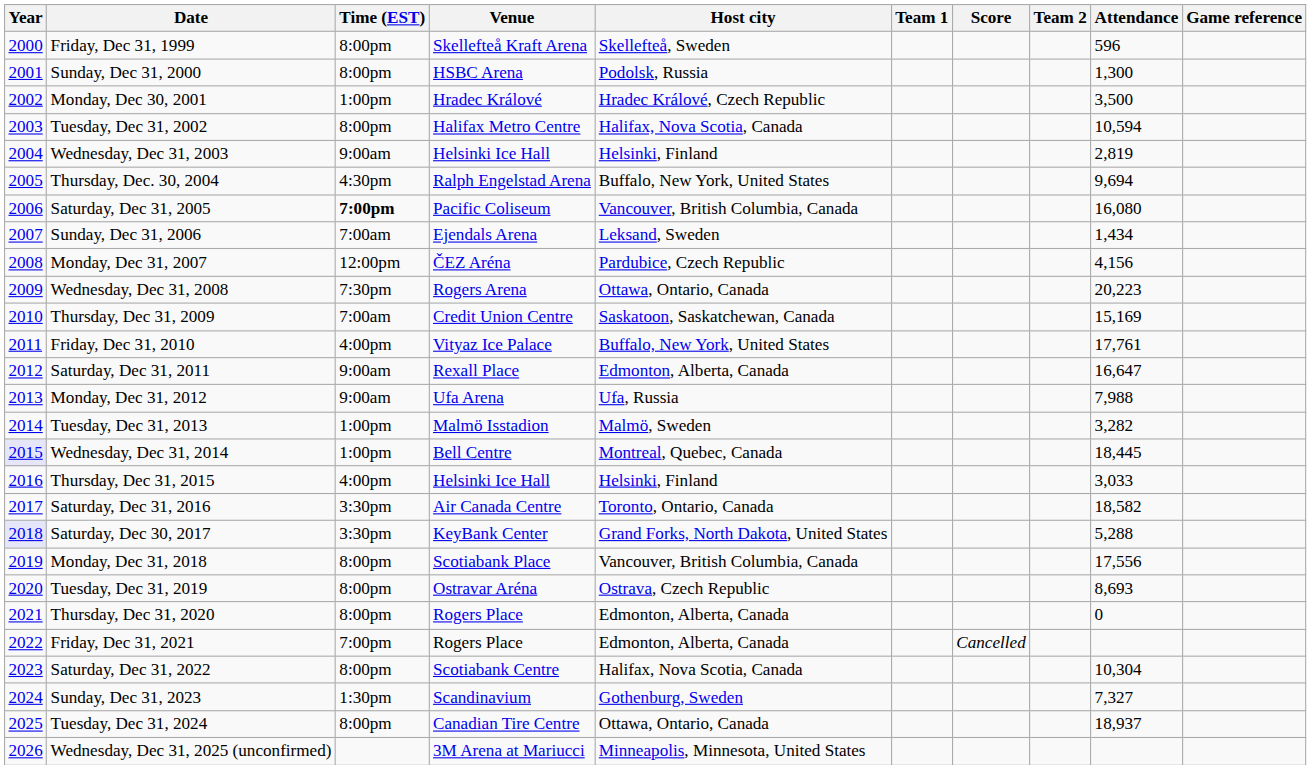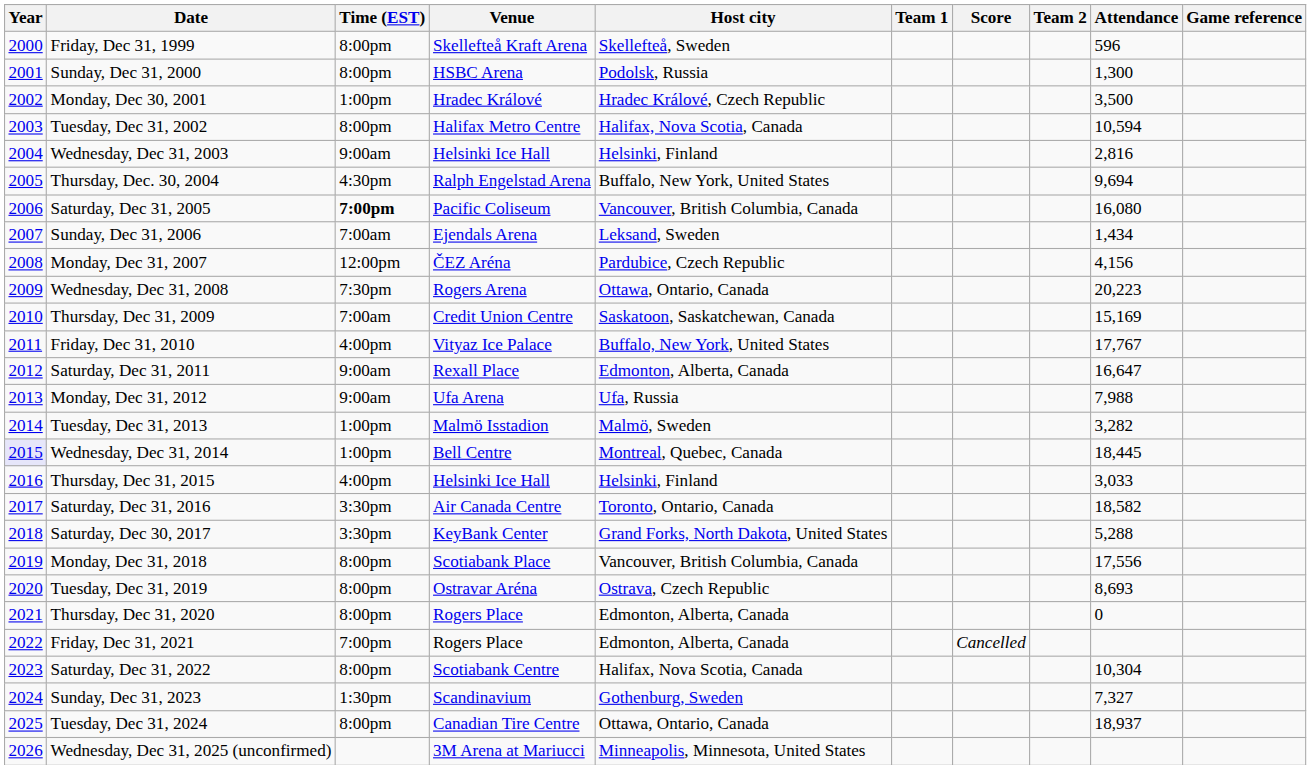(1114, 153) 2,819 -> (1114, 153) 2,816
(1118, 343) 17,761 -> (1118, 343) 17,767
(26, 533) lavender background -> (26, 533) no background
